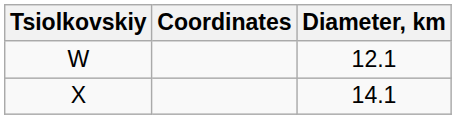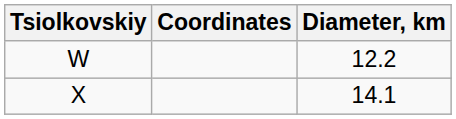(374, 59) 12.1 -> (374, 59) 12.2
